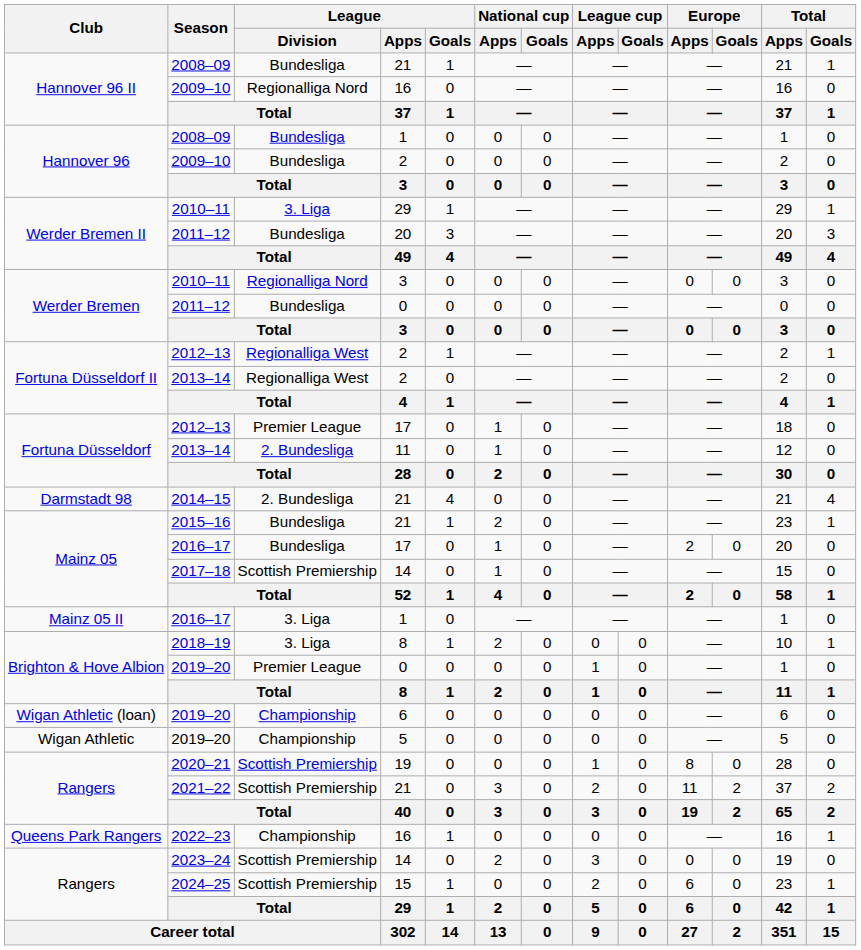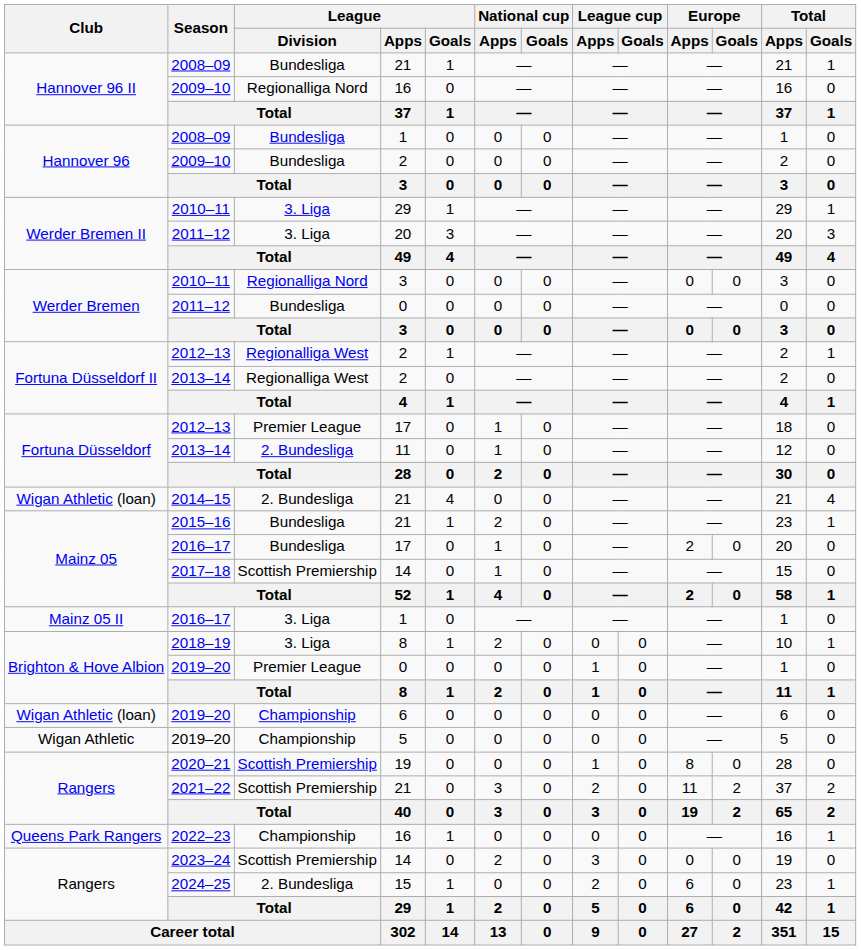(307, 233) Bundesliga -> (307, 233) 3. Liga
(86, 498) Darmstadt 98 -> (86, 498) Wigan Athletic (loan)
(307, 884) Scottish Premiership -> (307, 884) 2. Bundesliga
